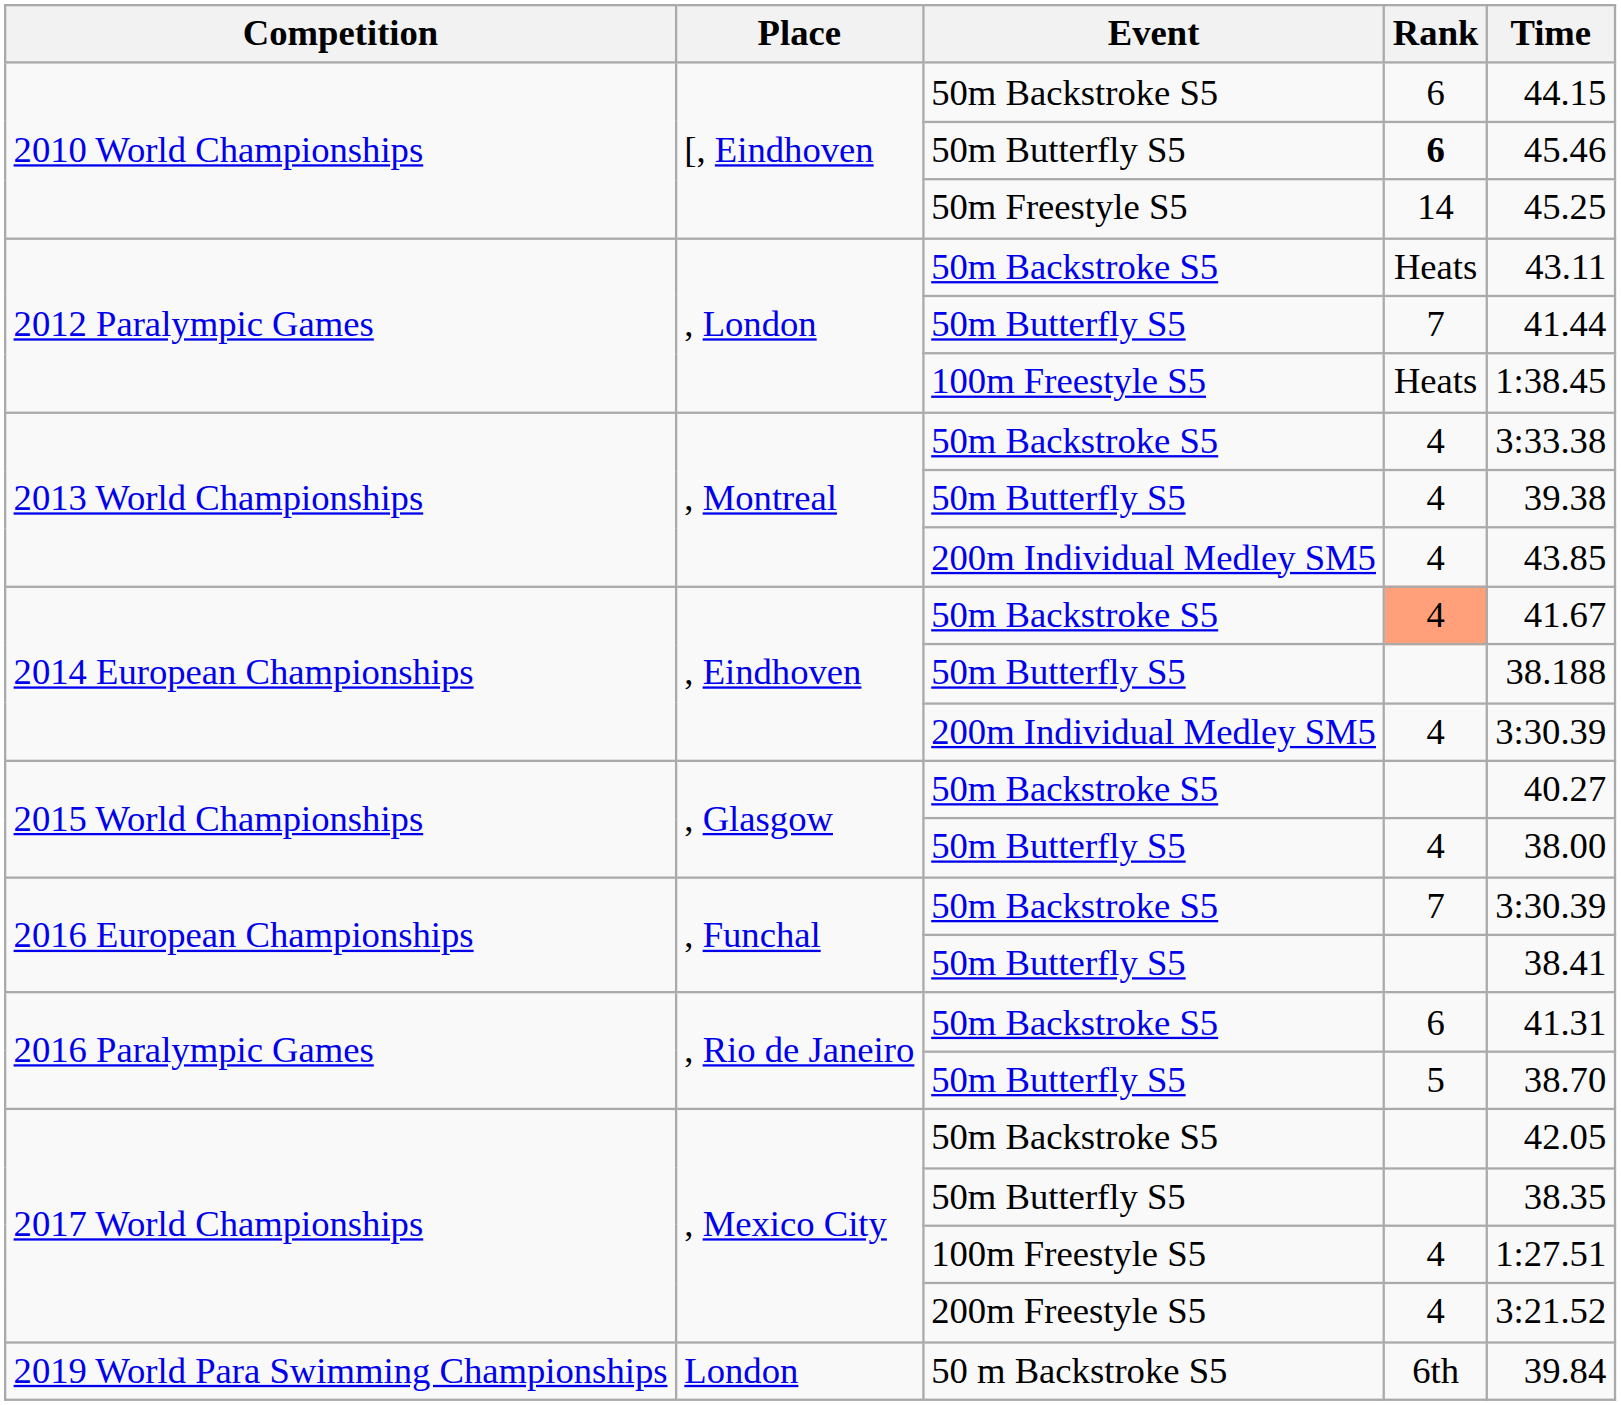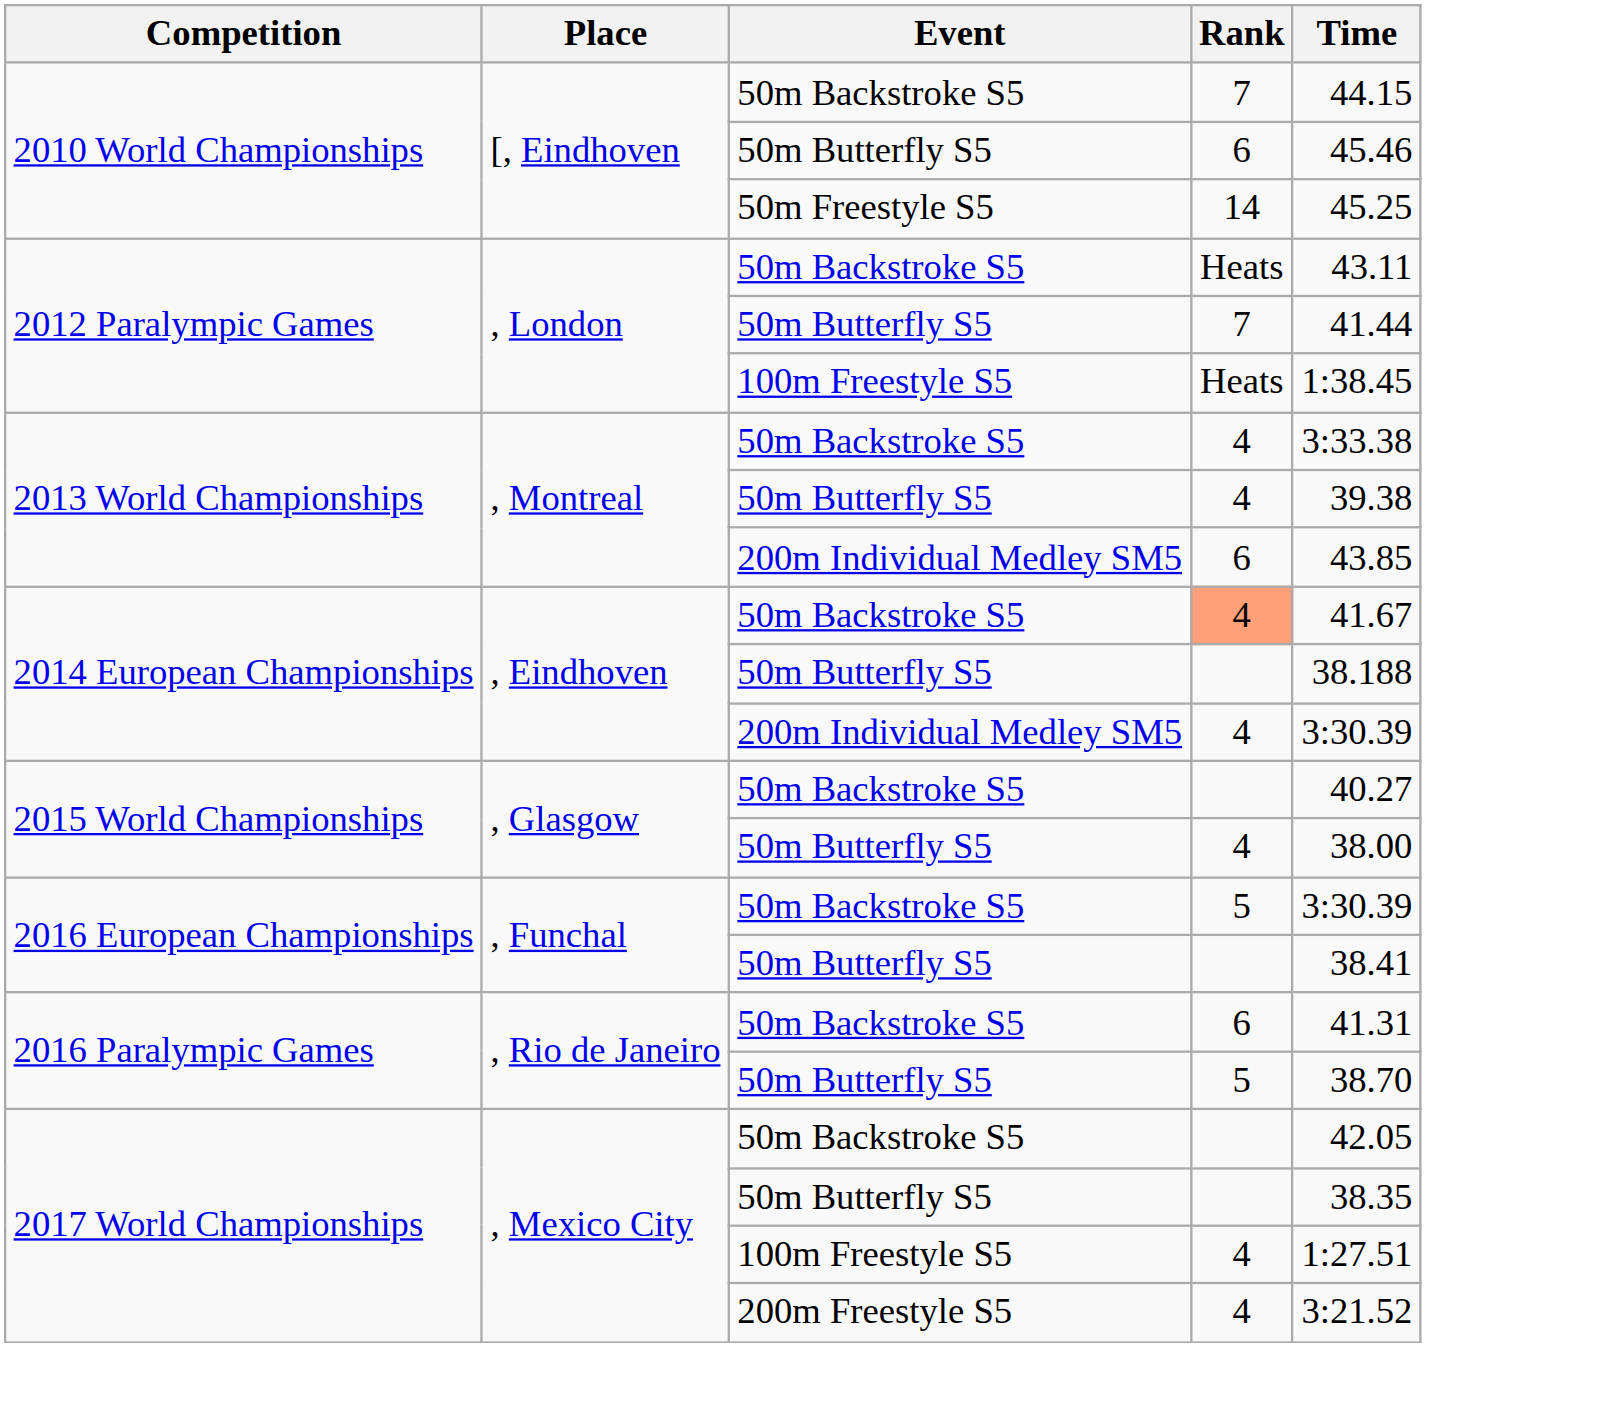(1436, 91) 6 -> (1242, 91) 7
(1436, 149) bold -> (1242, 149) normal
(1436, 556) 4 -> (1242, 556) 6
(1436, 905) 7 -> (1242, 905) 5
- row: (341, 1370)
